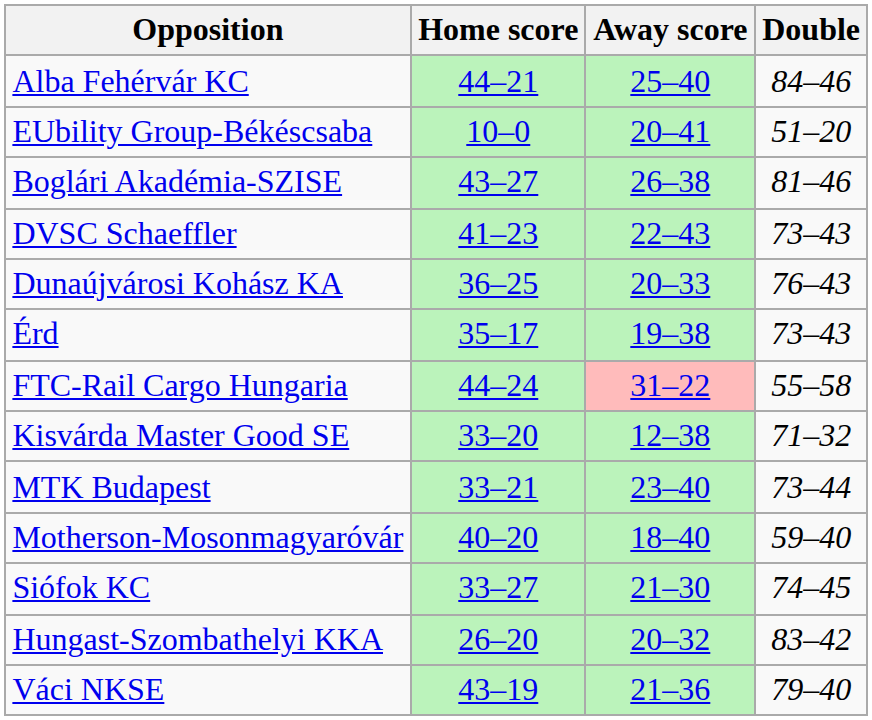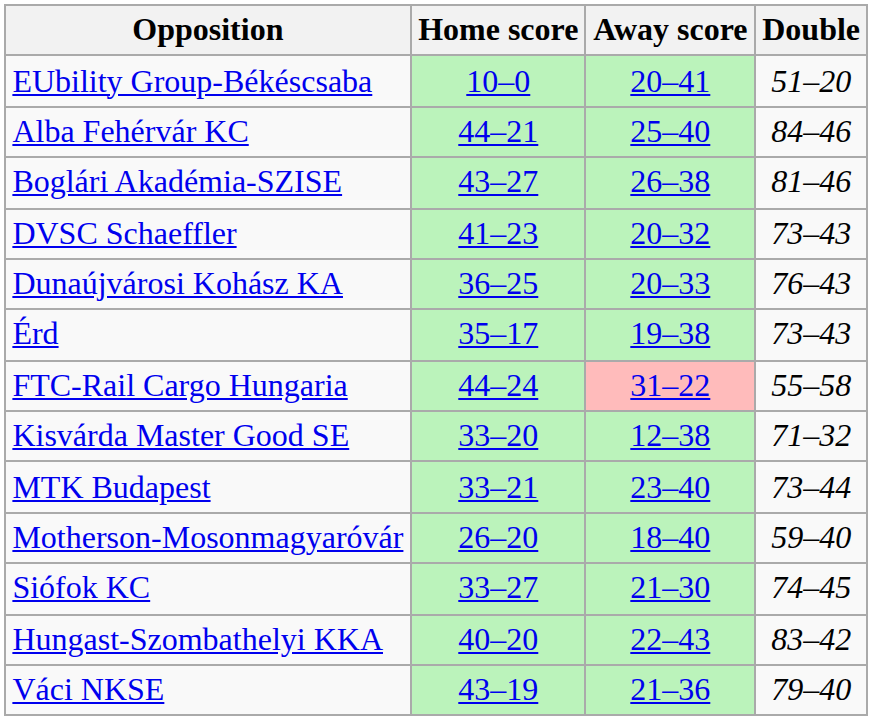rows swapped: (131, 80) <-> (192, 131)
(670, 232) 22–43 -> (670, 232) 20–32
(498, 537) 40–20 -> (498, 537) 26–20
(498, 638) 26–20 -> (498, 638) 40–20
(670, 638) 20–32 -> (670, 638) 22–43
